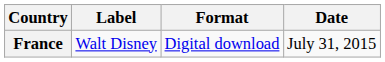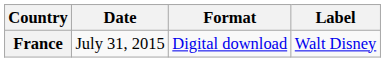columns swapped: (332, 17) <-> (116, 17)
